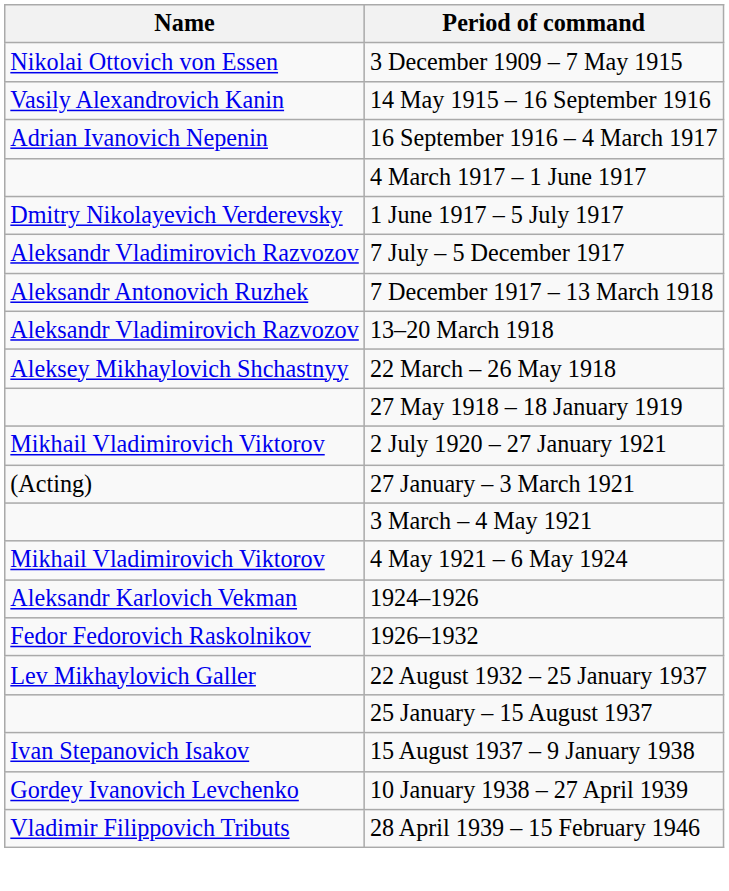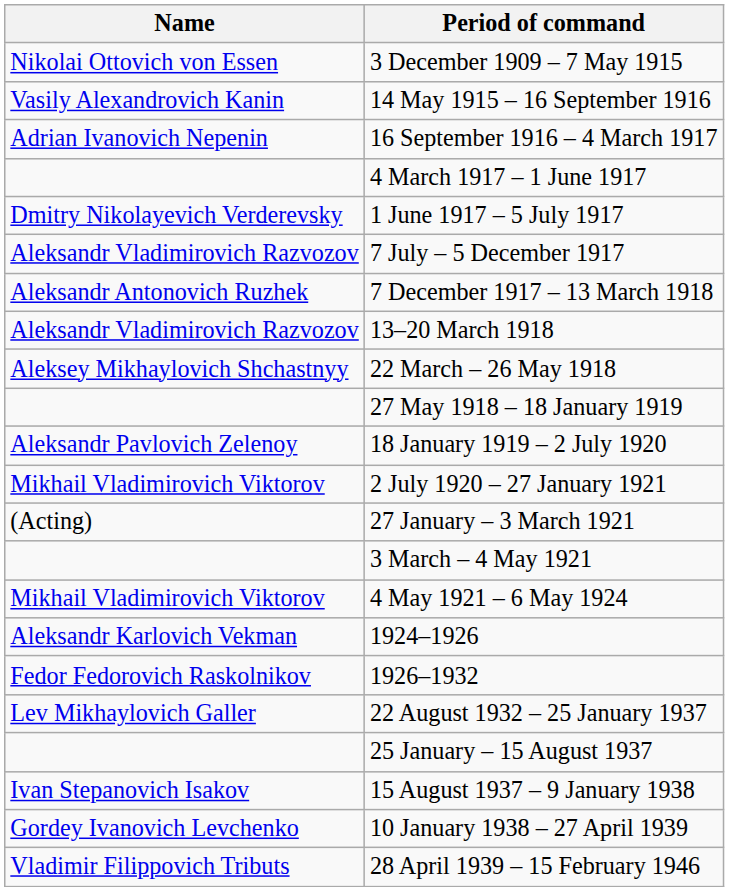+ row: (518, 445)
